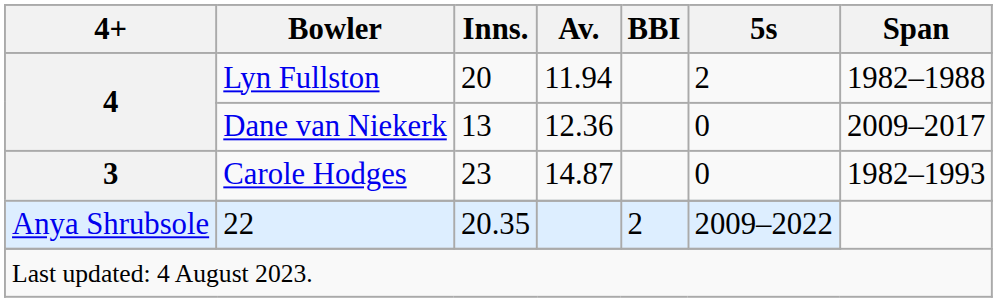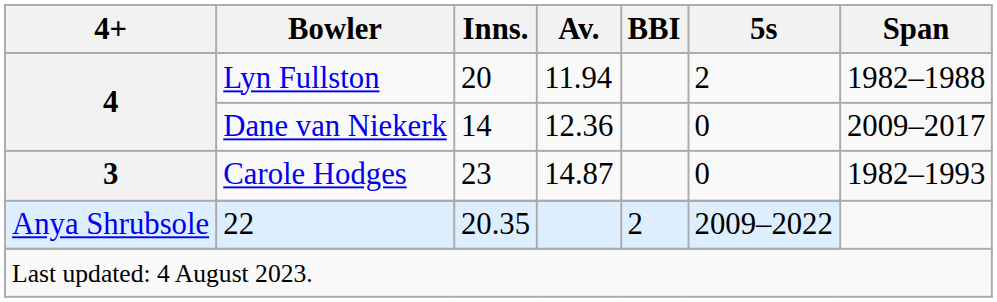(476, 126) 13 -> (476, 126) 14
